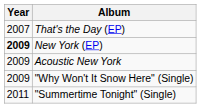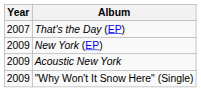(18, 45) bold -> (18, 45) normal
- row: (105, 95)
